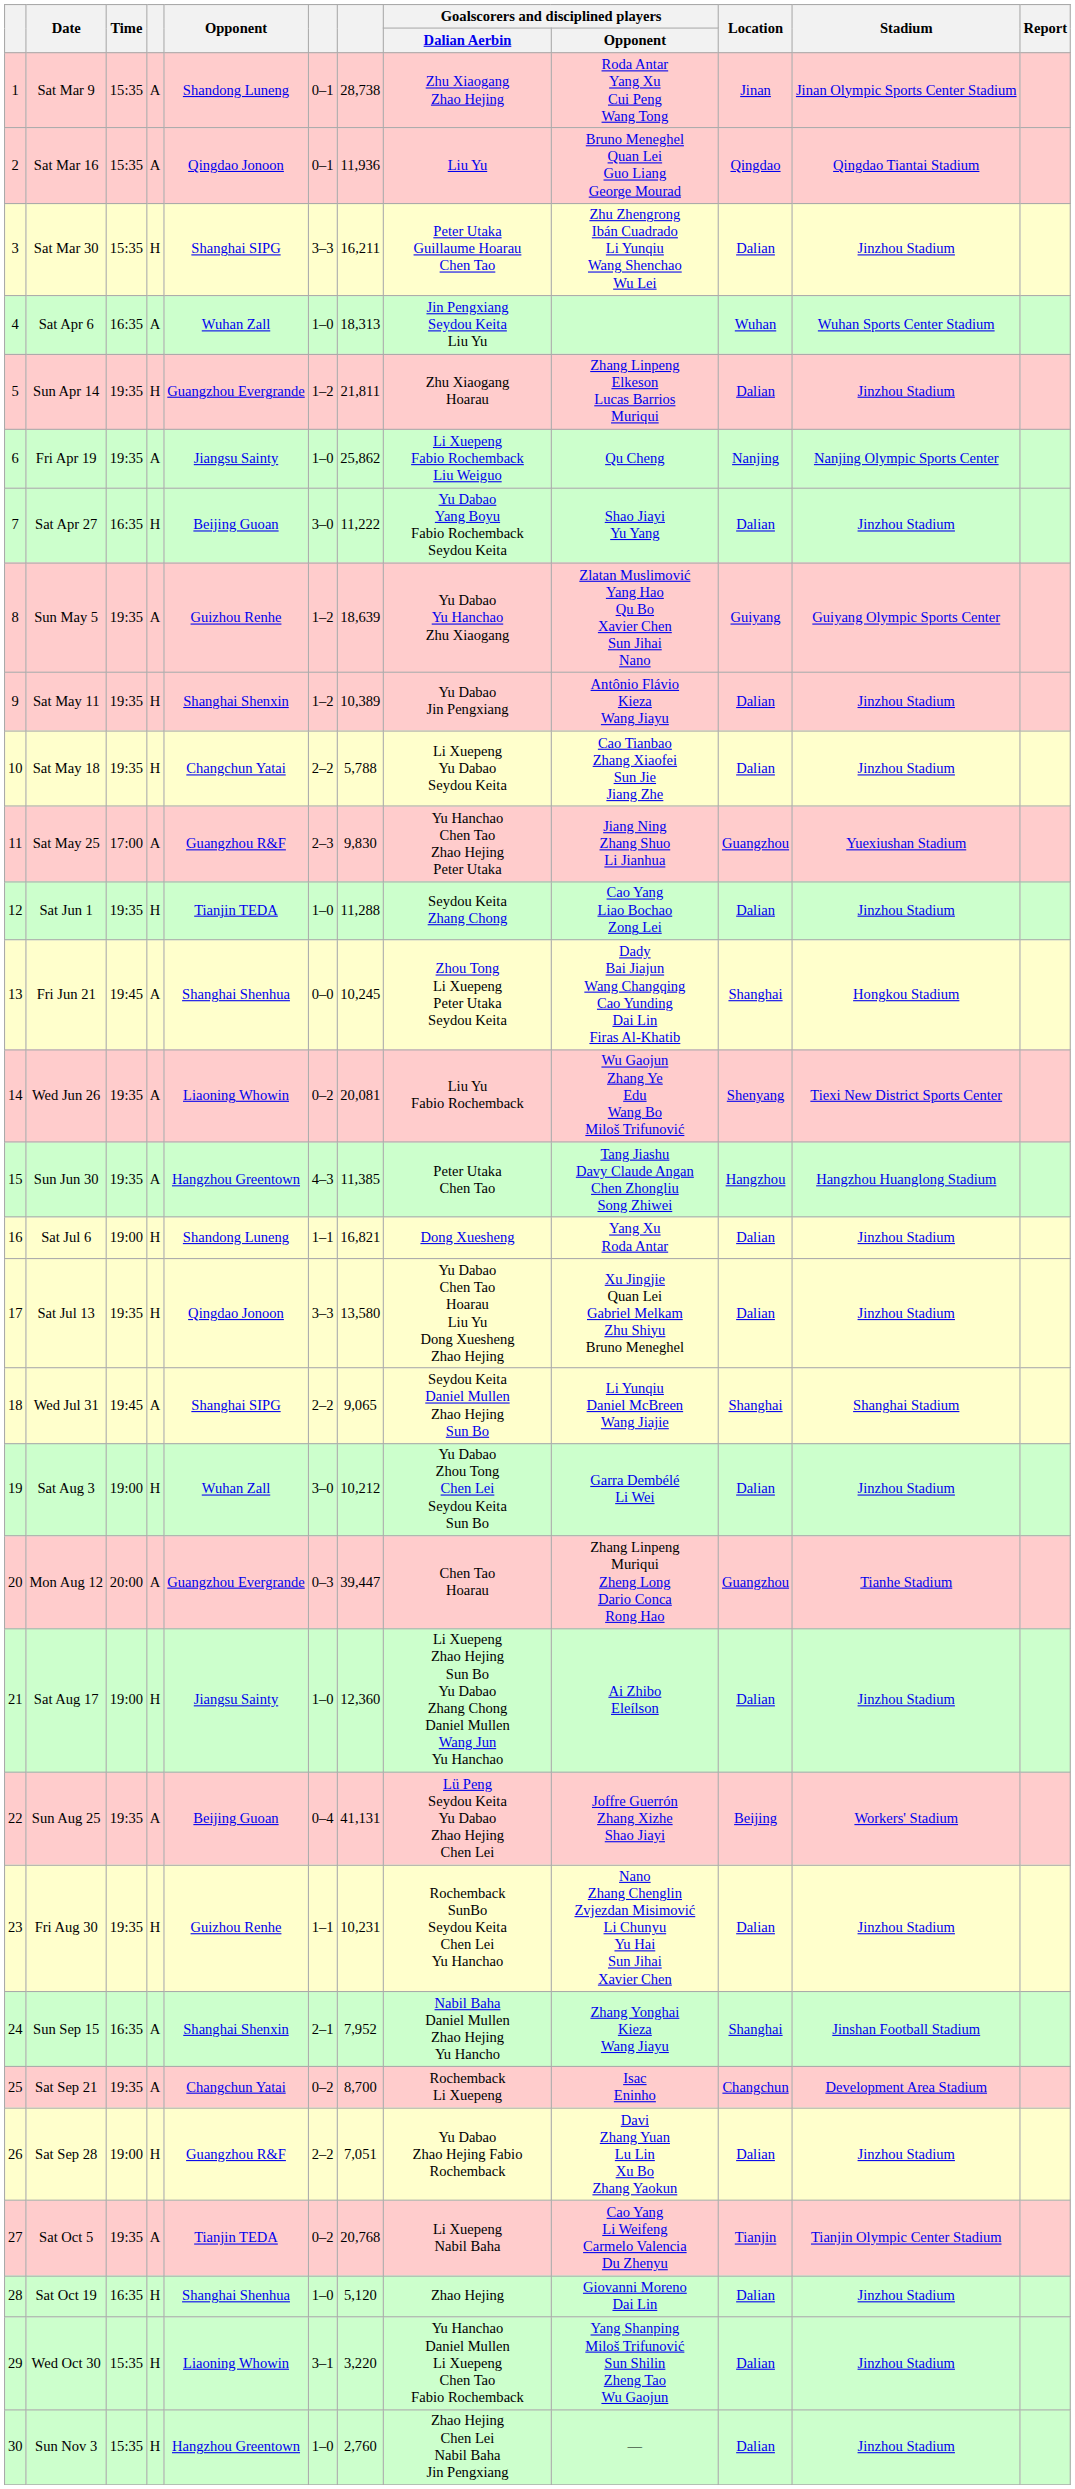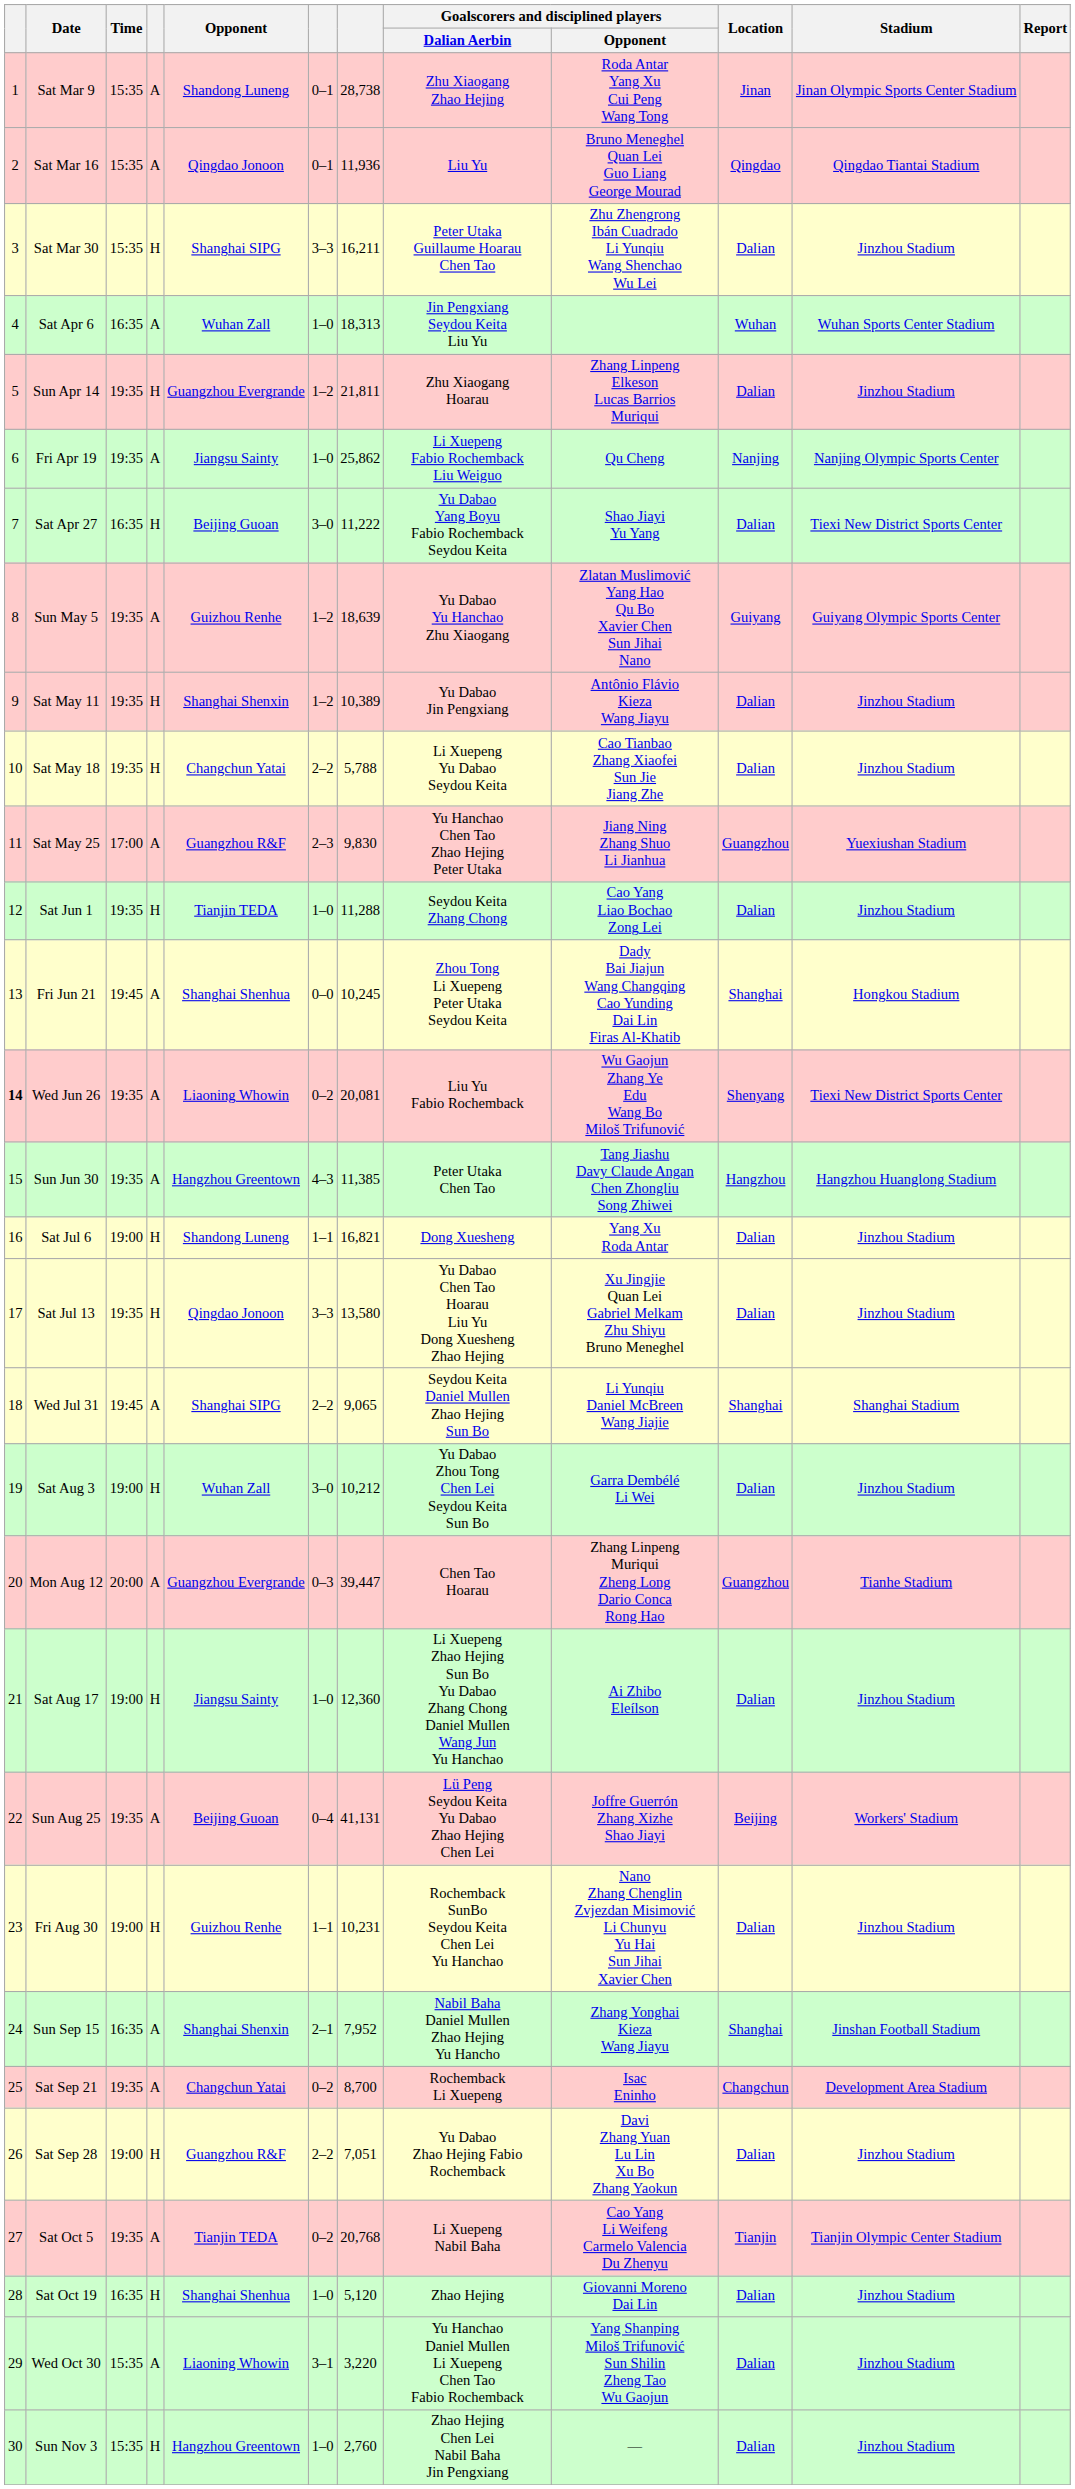(906, 524) Jinzhou Stadium -> (906, 524) Tiexi New District Sports Center
(15, 1095) normal -> (15, 1095) bold
(126, 1927) 19:35 -> (126, 1927) 19:00
(155, 2362) H -> (155, 2362) A
